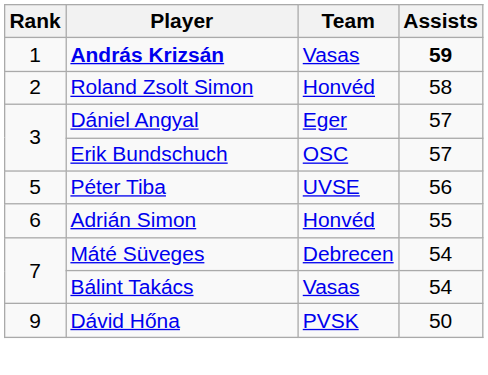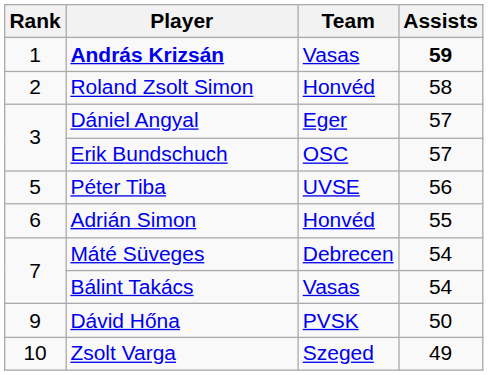+ row: (123, 353)
